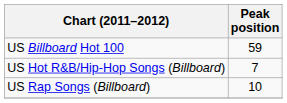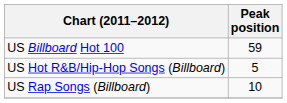(255, 68) 7 -> (255, 68) 5
